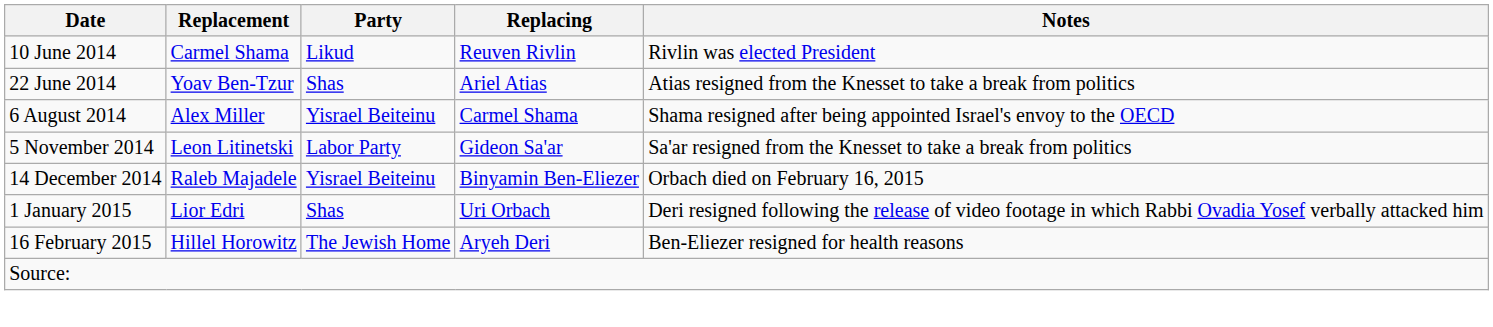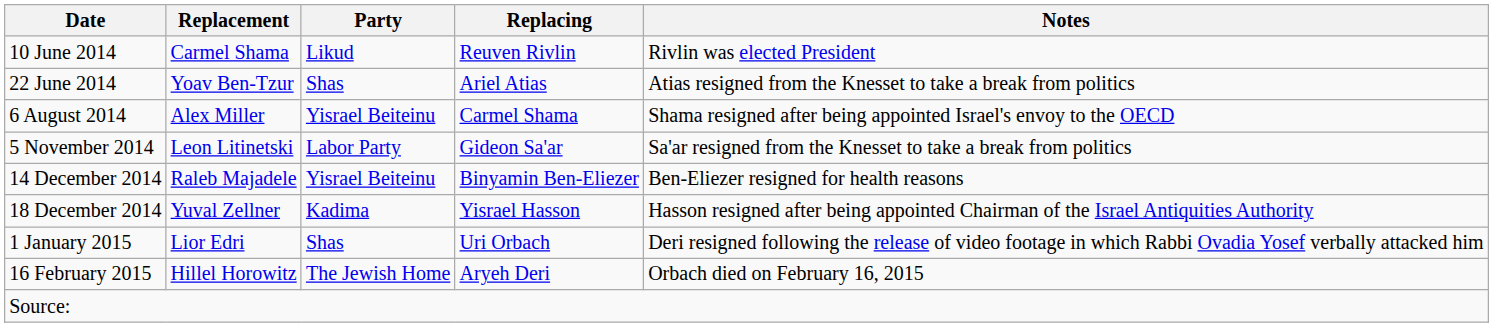(786, 178) Orbach died on February 16, 2015 -> (806, 178) Ben-Eliezer resigned for health reasons
+ row: (85, 210)
(806, 242) Ben-Eliezer resigned for health reasons -> (786, 274) Orbach died on February 16, 2015
